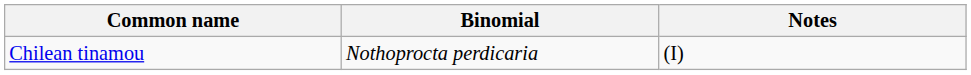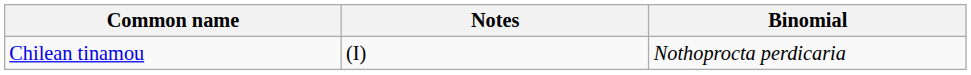columns swapped: (500, 20) <-> (813, 20)
